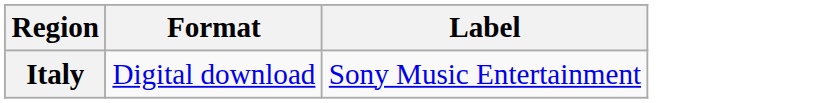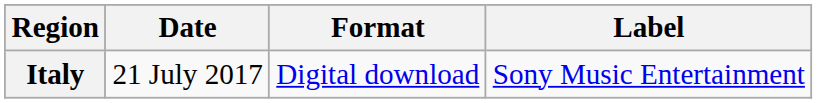+ column: (188, 27)
